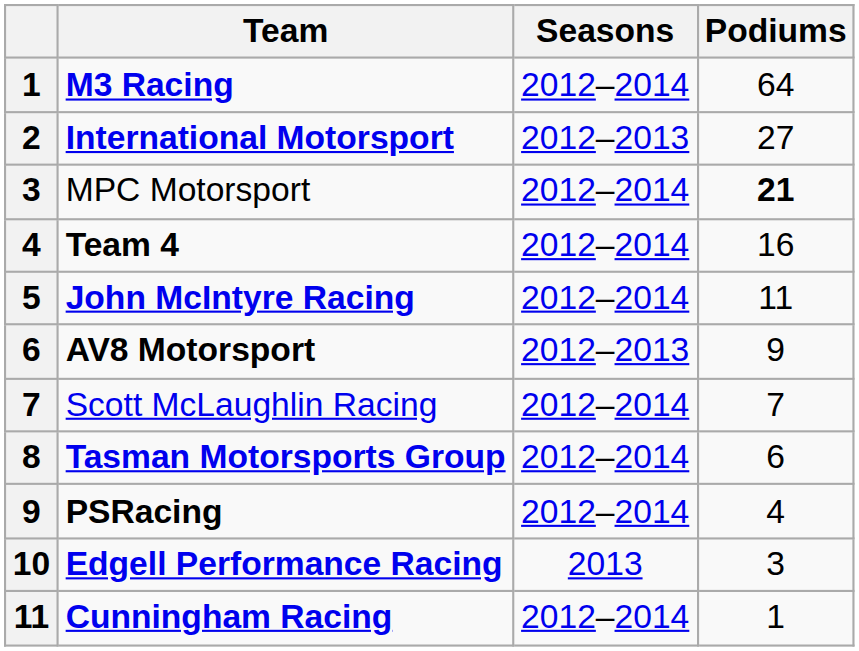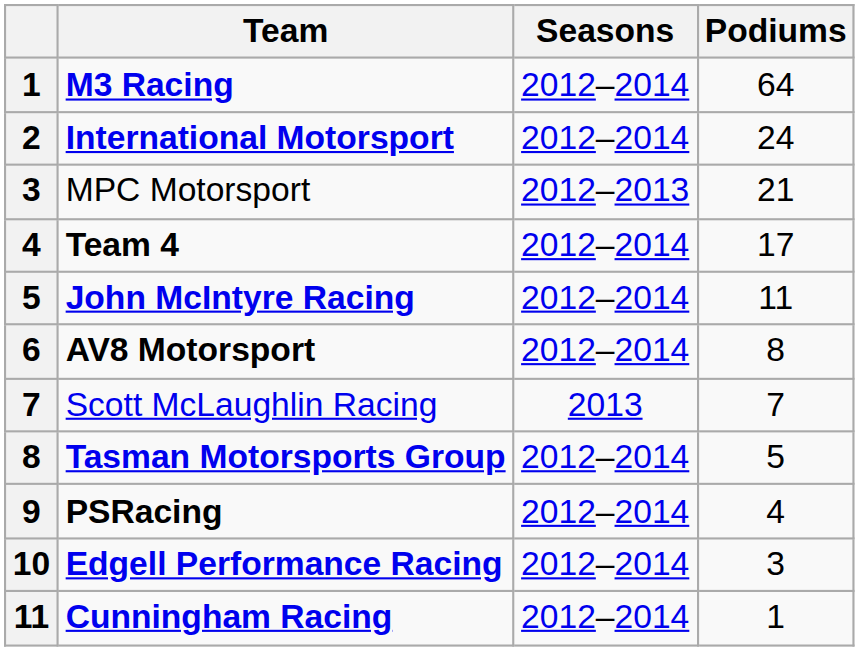(605, 137) 2012–2013 -> (605, 137) 2012–2014
(776, 137) 27 -> (776, 137) 24
(605, 191) 2012–2014 -> (605, 191) 2012–2013
(776, 191) bold -> (776, 191) normal
(776, 244) 16 -> (776, 244) 17
(605, 350) 2012–2013 -> (605, 350) 2012–2014
(776, 350) 9 -> (776, 350) 8
(605, 404) 2012–2014 -> (605, 404) 2013
(776, 457) 6 -> (776, 457) 5
(605, 564) 2013 -> (605, 564) 2012–2014
